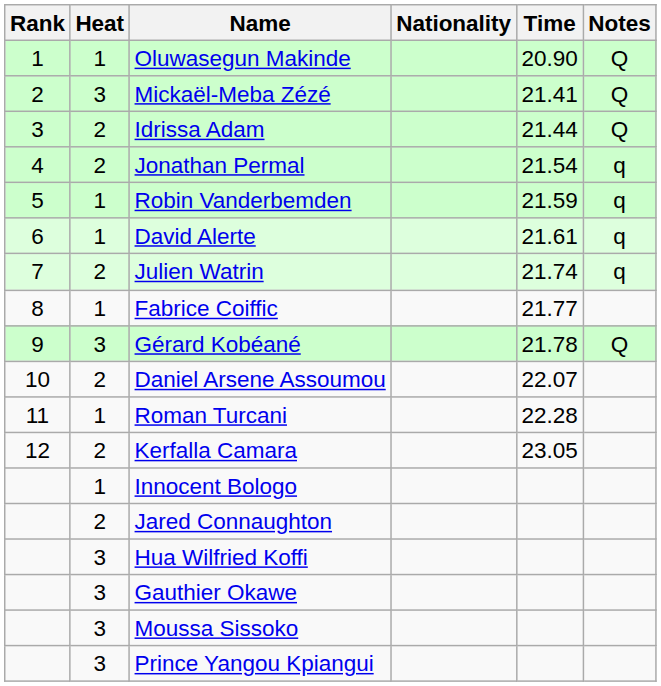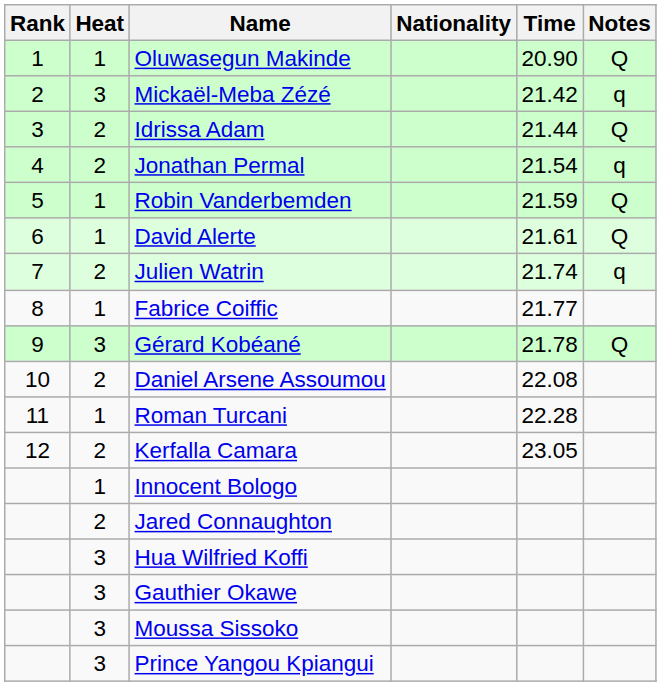(550, 94) 21.41 -> (550, 94) 21.42
(619, 94) Q -> (619, 94) q
(619, 201) q -> (619, 201) Q
(619, 236) q -> (619, 236) Q
(550, 379) 22.07 -> (550, 379) 22.08
